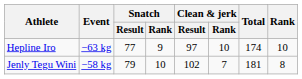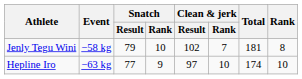rows swapped: (42, 65) <-> (31, 47)
